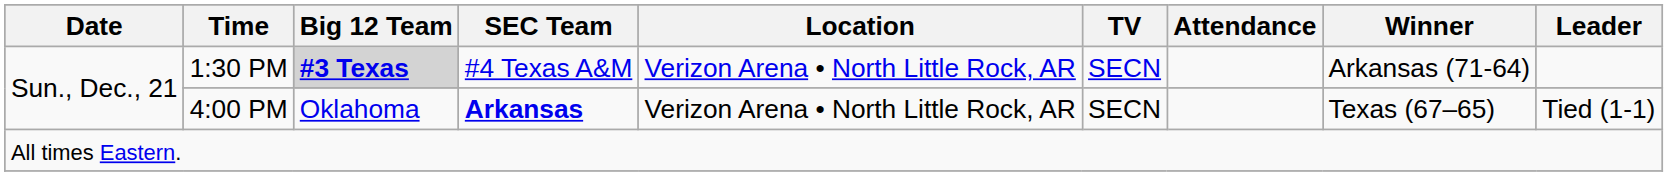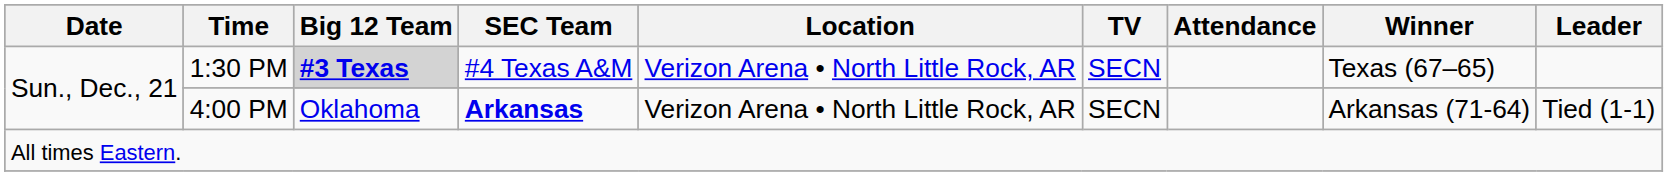(1429, 67) Arkansas (71-64) -> (1412, 67) Texas (67–65)
(1412, 109) Texas (67–65) -> (1429, 109) Arkansas (71-64)
